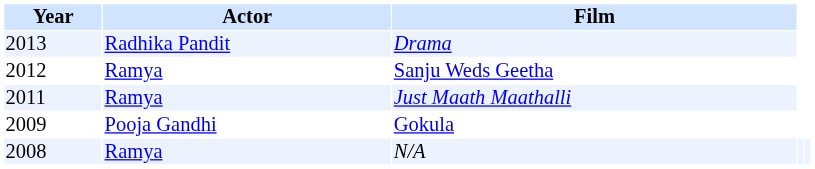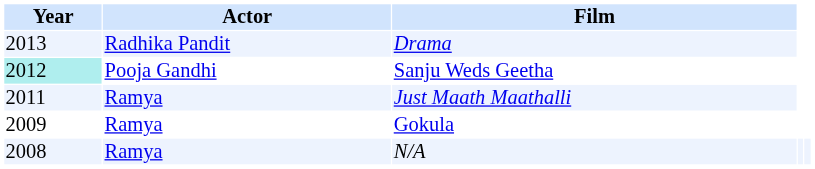(26, 70) no background -> (26, 70) paleturquoise background
(134, 70) Ramya -> (161, 70) Pooja Gandhi
(161, 124) Pooja Gandhi -> (134, 124) Ramya
